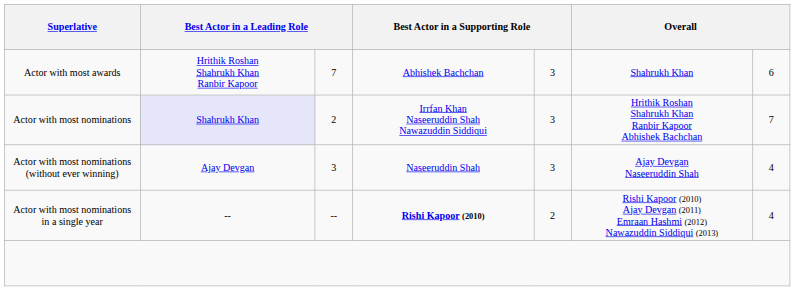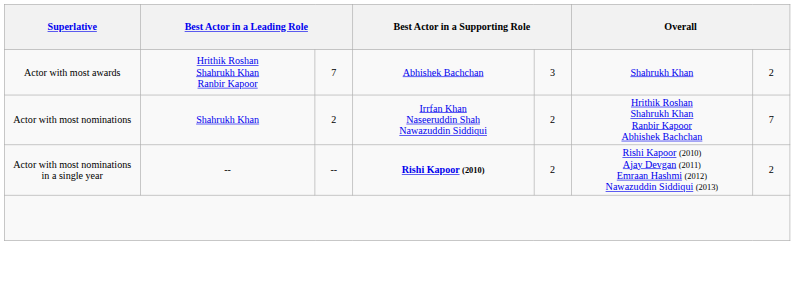(771, 72) 6 -> (771, 72) 2
(228, 120) lavender background -> (228, 120) no background
(553, 120) 3 -> (553, 120) 2
- row: (72, 167)
(771, 215) 4 -> (771, 170) 2
